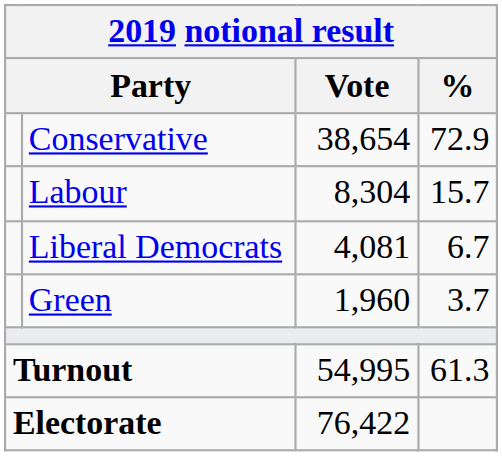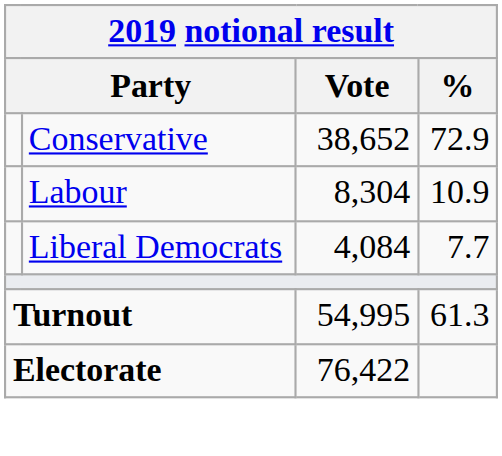(363, 138) 38,654 -> (363, 138) 38,652
(460, 192) 15.7 -> (460, 192) 10.9
(372, 246) 4,081 -> (372, 246) 4,084
(468, 246) 6.7 -> (468, 246) 7.7
- row: (70, 300)
